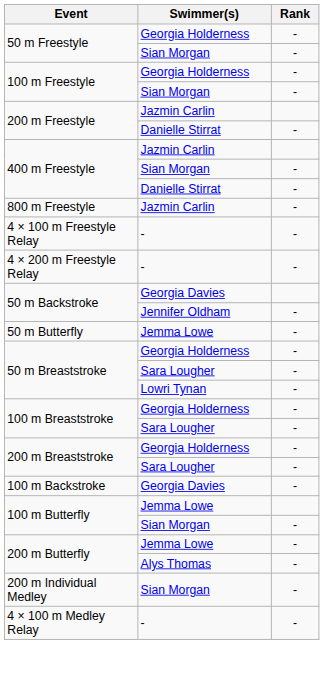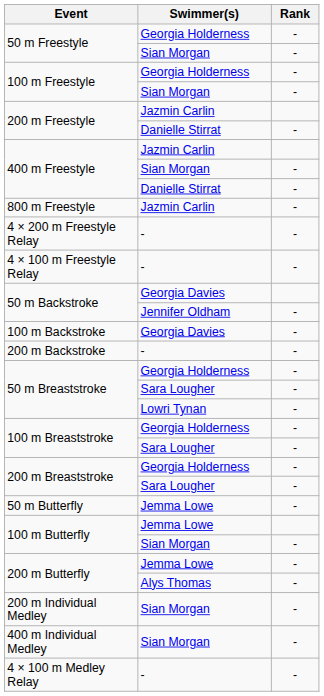rows swapped: (62, 234) <-> (62, 267)
rows swapped: (56, 486) <-> (45, 332)
+ row: (56, 351)
+ row: (52, 642)
